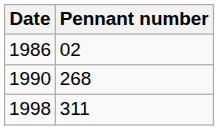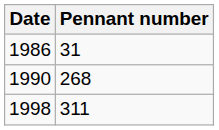(70, 49) 02 -> (70, 49) 31
